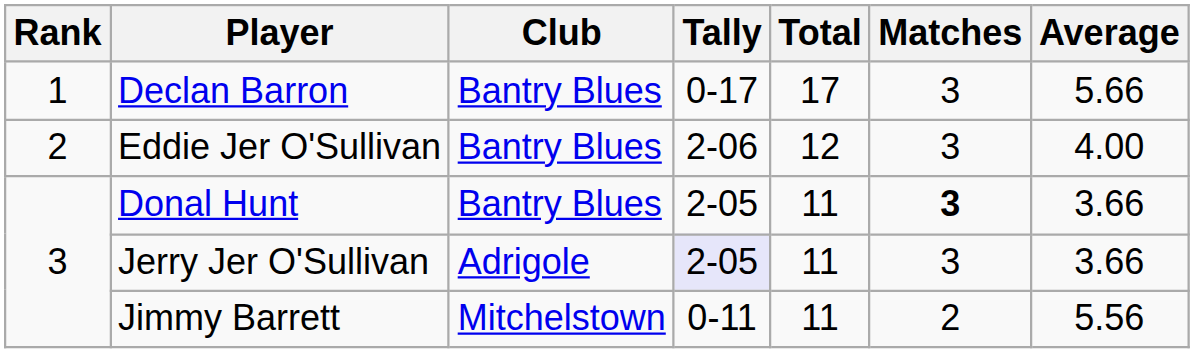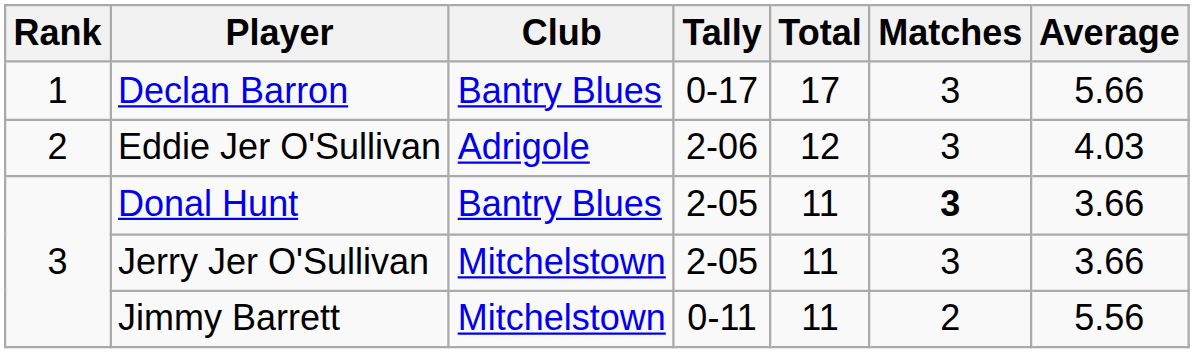(560, 147) Bantry Blues -> (524, 147) Adrigole
(1109, 147) 4.00 -> (1109, 147) 4.03
(524, 261) Adrigole -> (562, 261) Mitchelstown
(722, 261) lavender background -> (722, 261) no background
